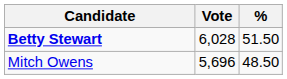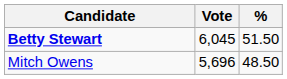(217, 39) 6,028 -> (217, 39) 6,045
